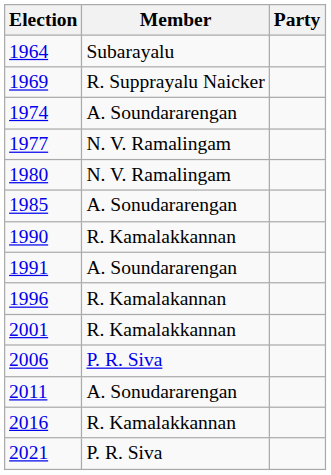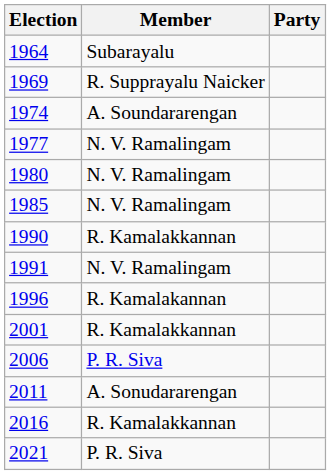(162, 205) A. Sonudararengan -> (159, 205) N. V. Ramalingam
(162, 267) A. Soundararengan -> (159, 267) N. V. Ramalingam
